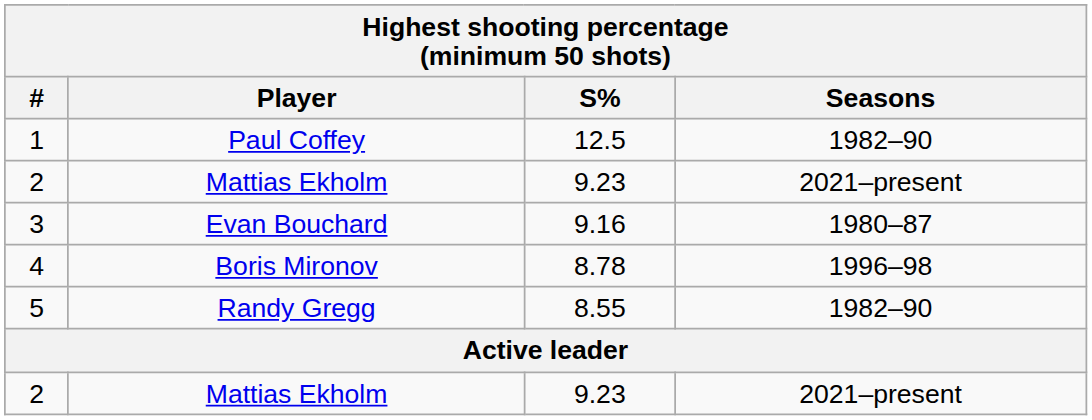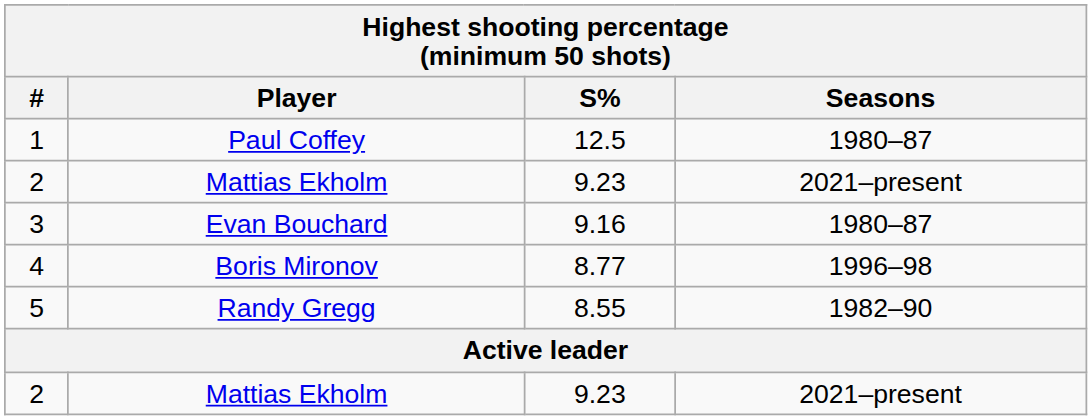(881, 140) 1982–90 -> (881, 140) 1980–87
(600, 266) 8.78 -> (600, 266) 8.77
